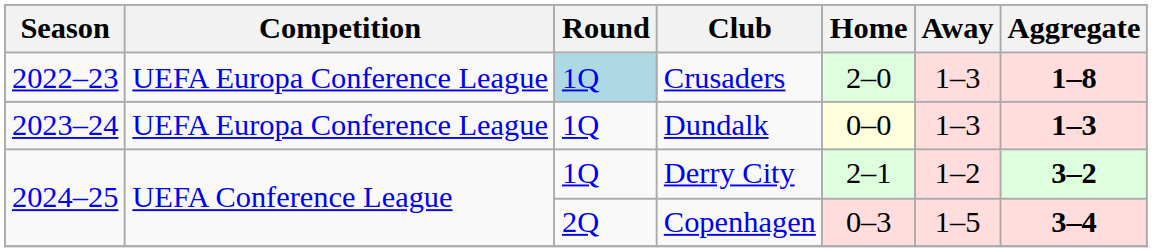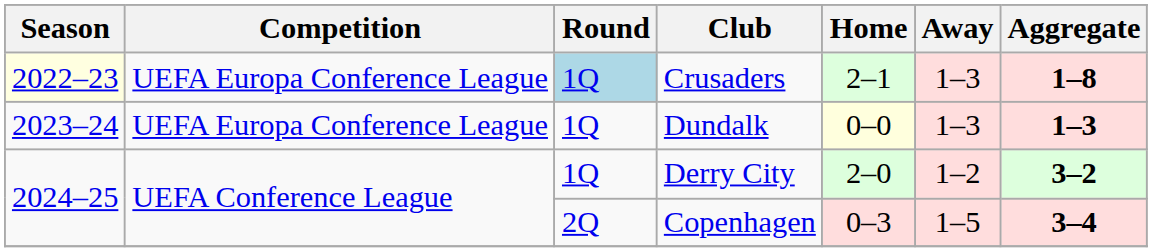(65, 76) no background -> (65, 76) lightyellow background
(869, 76) 2–0 -> (869, 76) 2–1
(869, 173) 2–1 -> (869, 173) 2–0
